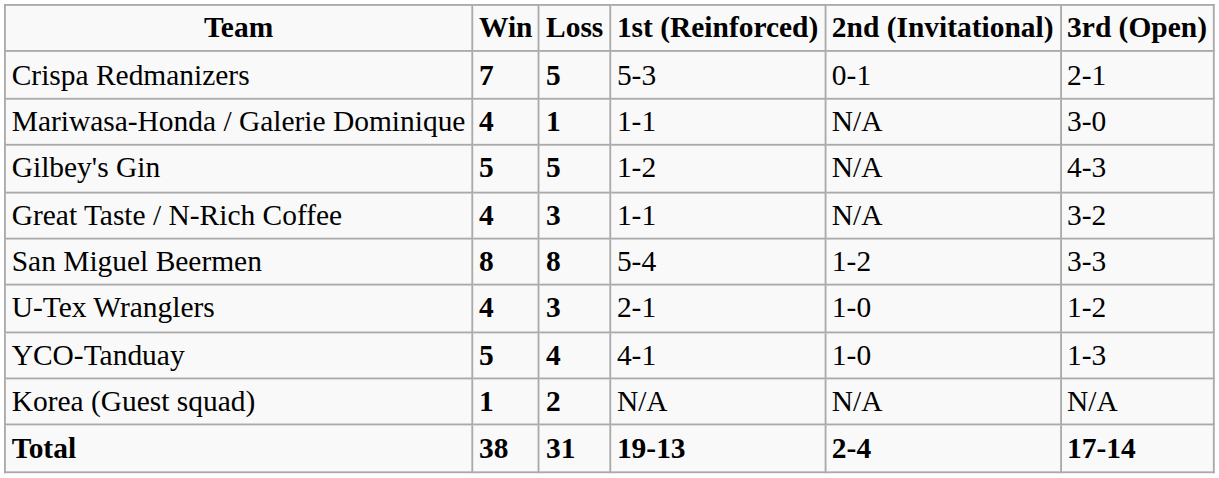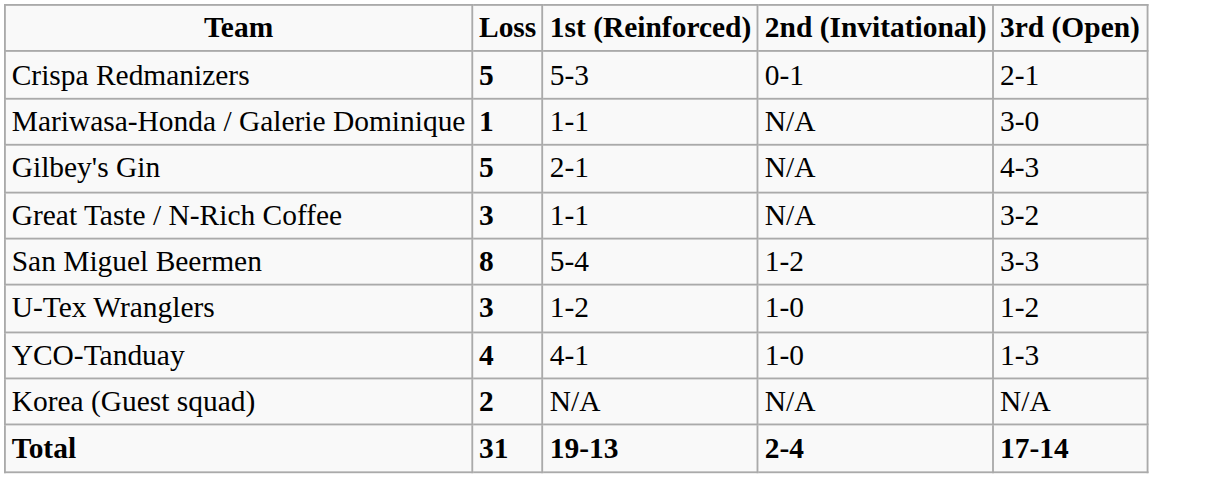- column: (506, 27)
(637, 167) 1-2 -> (569, 167) 2-1
(637, 307) 2-1 -> (569, 307) 1-2
